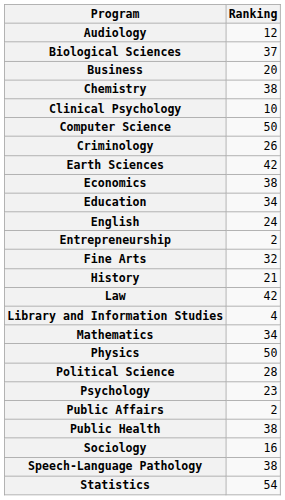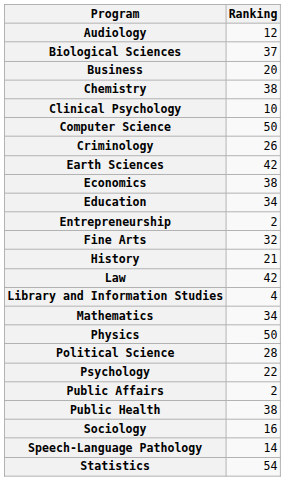- row: (115, 221)
(270, 391) 23 -> (270, 372) 22
(270, 466) 38 -> (270, 448) 14
